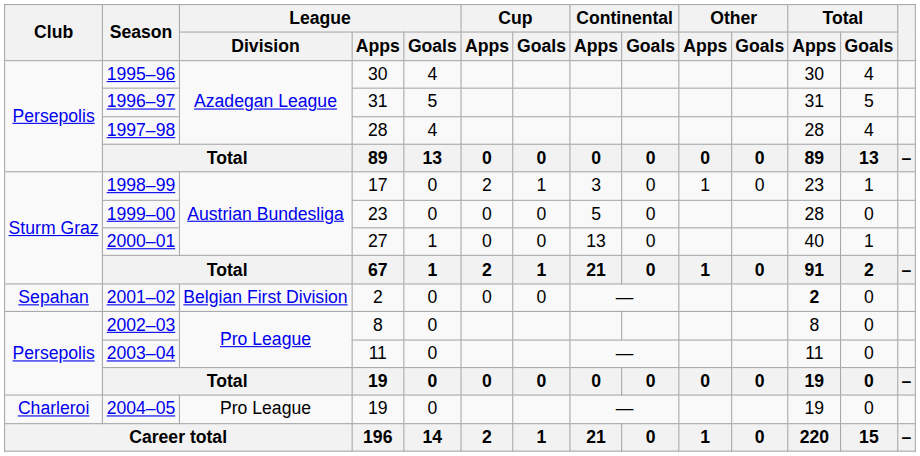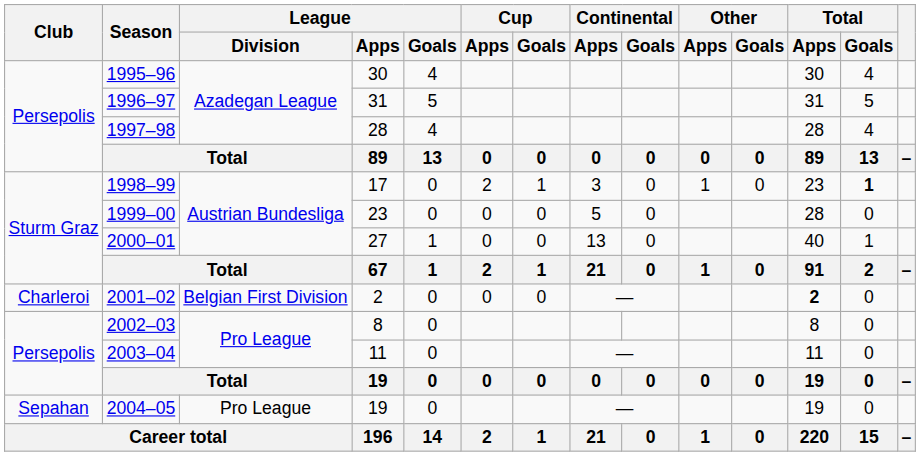(869, 185) normal -> (869, 185) bold
(54, 297) Sepahan -> (54, 297) Charleroi
(54, 409) Charleroi -> (54, 409) Sepahan
